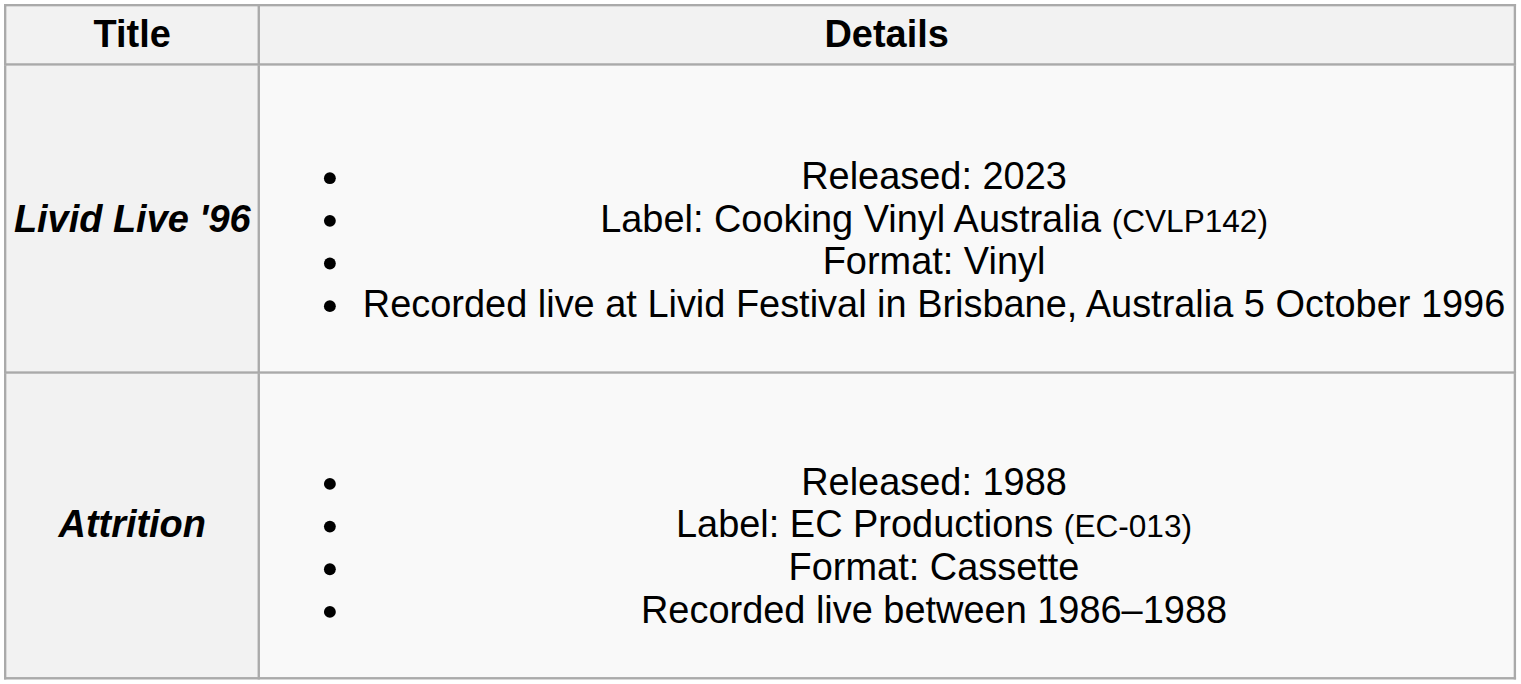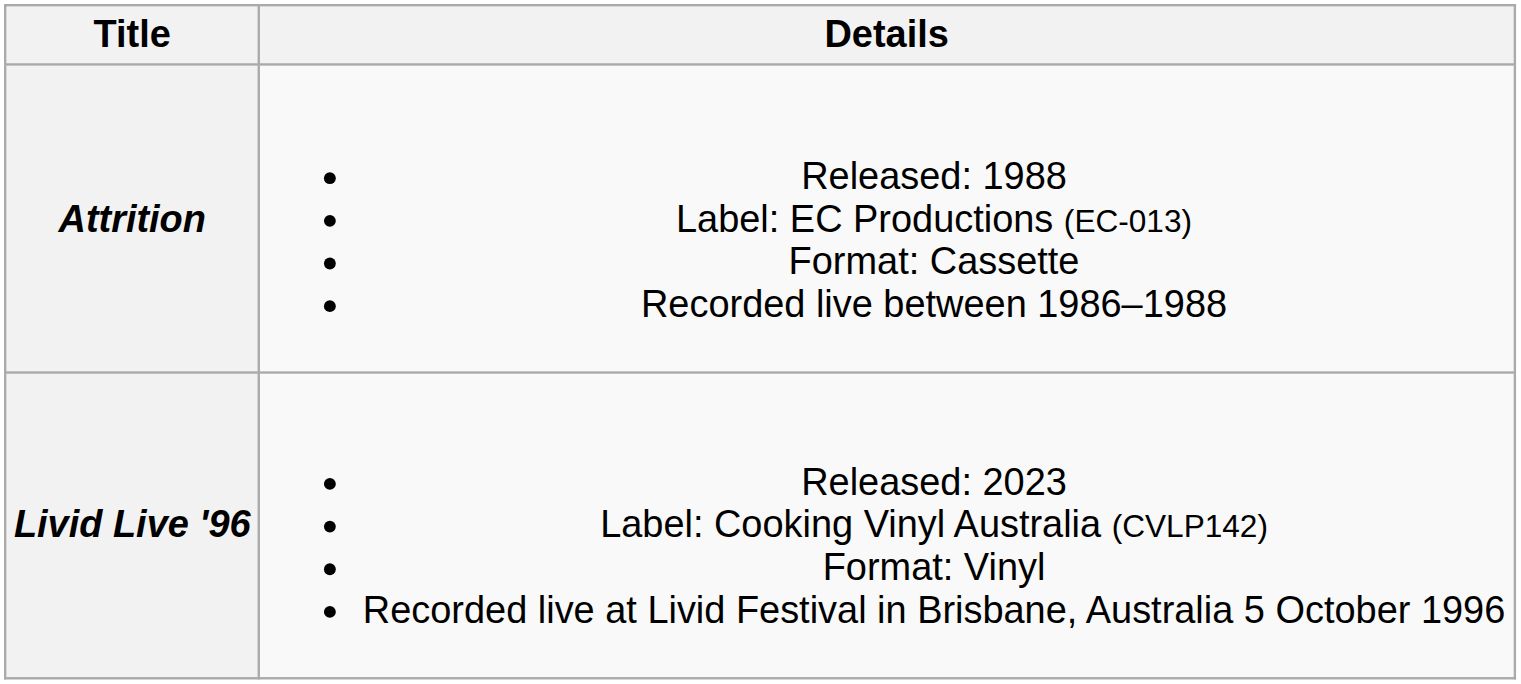rows swapped: (132, 524) <-> (132, 217)
